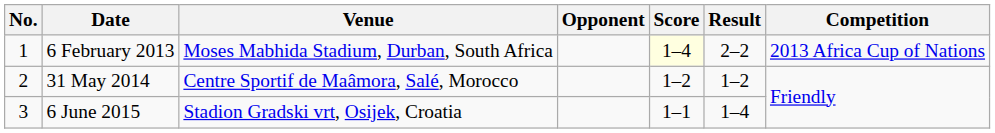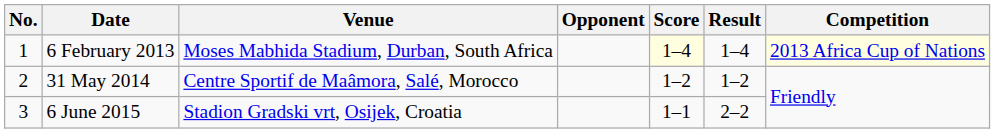(735, 50) 2–2 -> (735, 50) 1–4
(878, 50) no background -> (878, 50) lightyellow background
(735, 111) 1–4 -> (735, 111) 2–2
